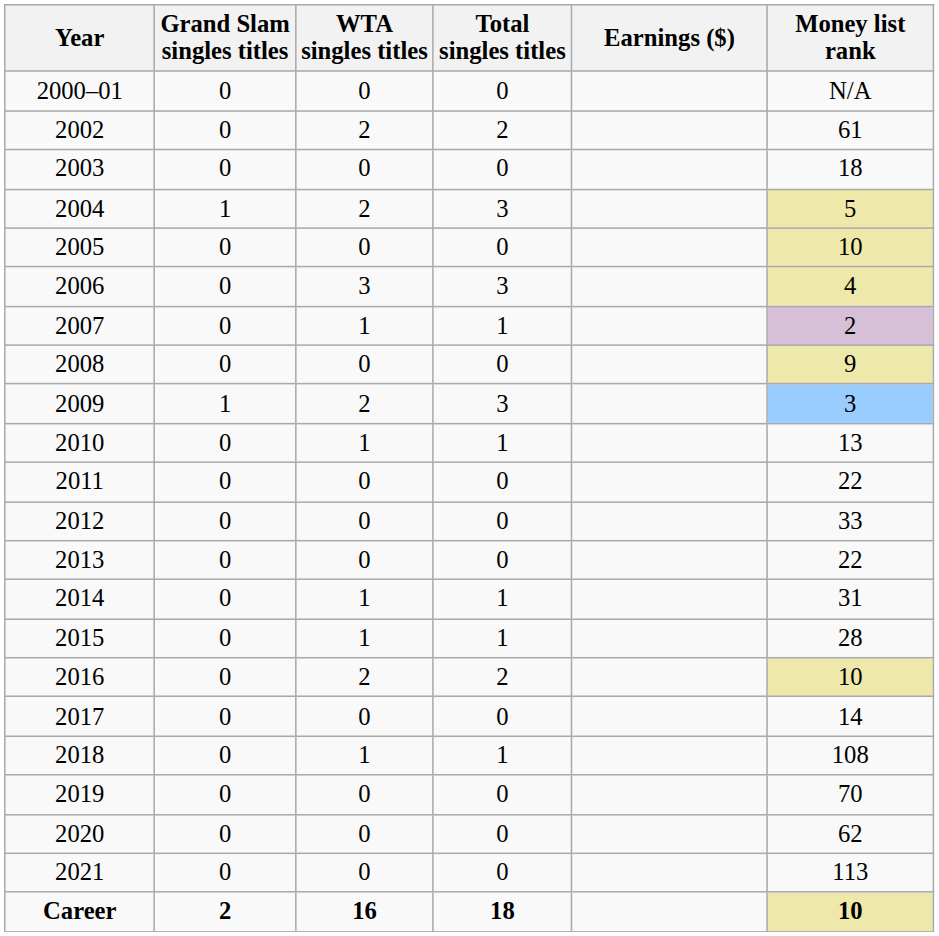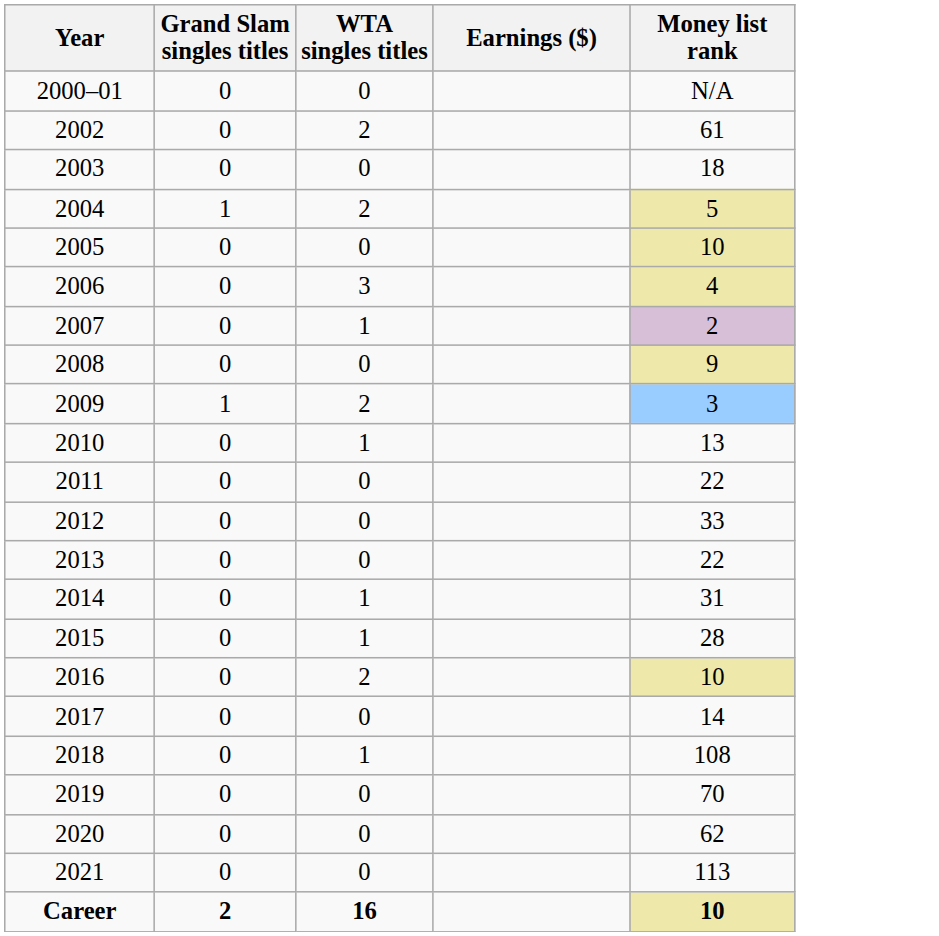- column: (502, 37)
